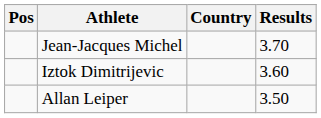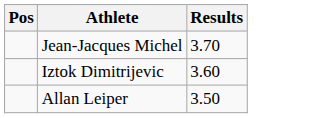- column: (221, 17)
